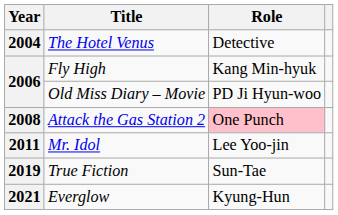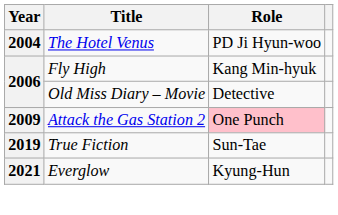(243, 42) Detective -> (267, 42) PD Ji Hyun-woo
(267, 94) PD Ji Hyun-woo -> (243, 94) Detective
(24, 119) 2008 -> (24, 119) 2009
- row: (74, 145)
